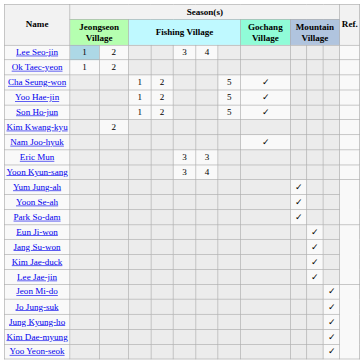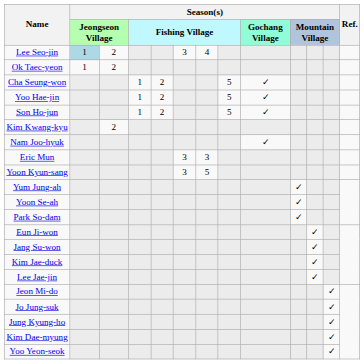(207, 172) 4 -> (207, 172) 5
